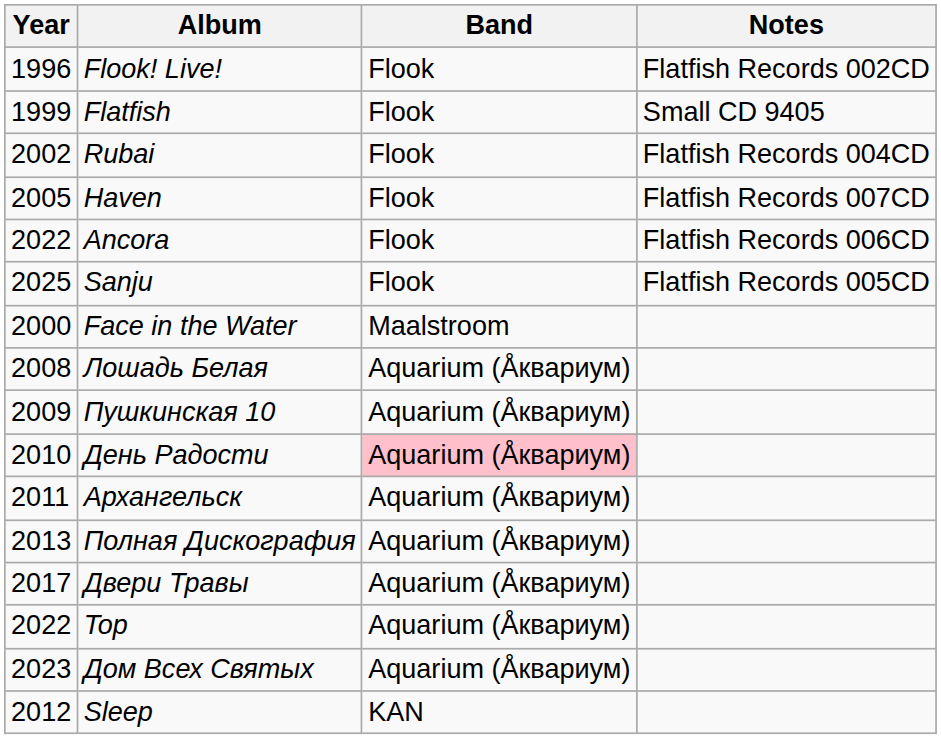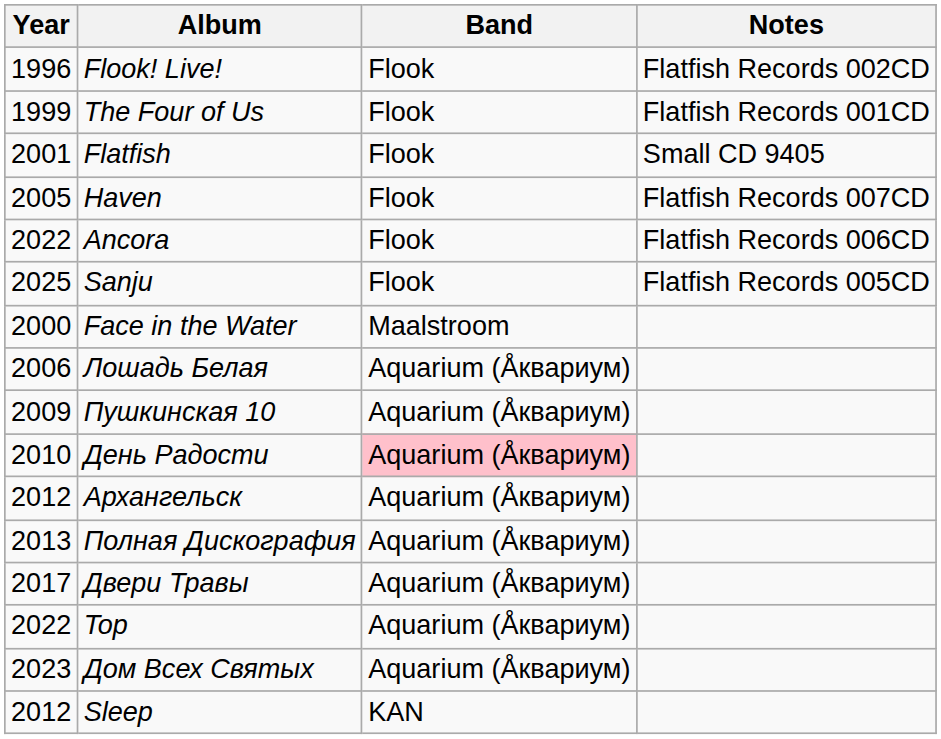+ row: (174, 111)
(41, 111) 1999 -> (41, 154) 2001
- row: (119, 154)
(41, 369) 2008 -> (41, 369) 2006
(40, 497) 2011 -> (41, 497) 2012
